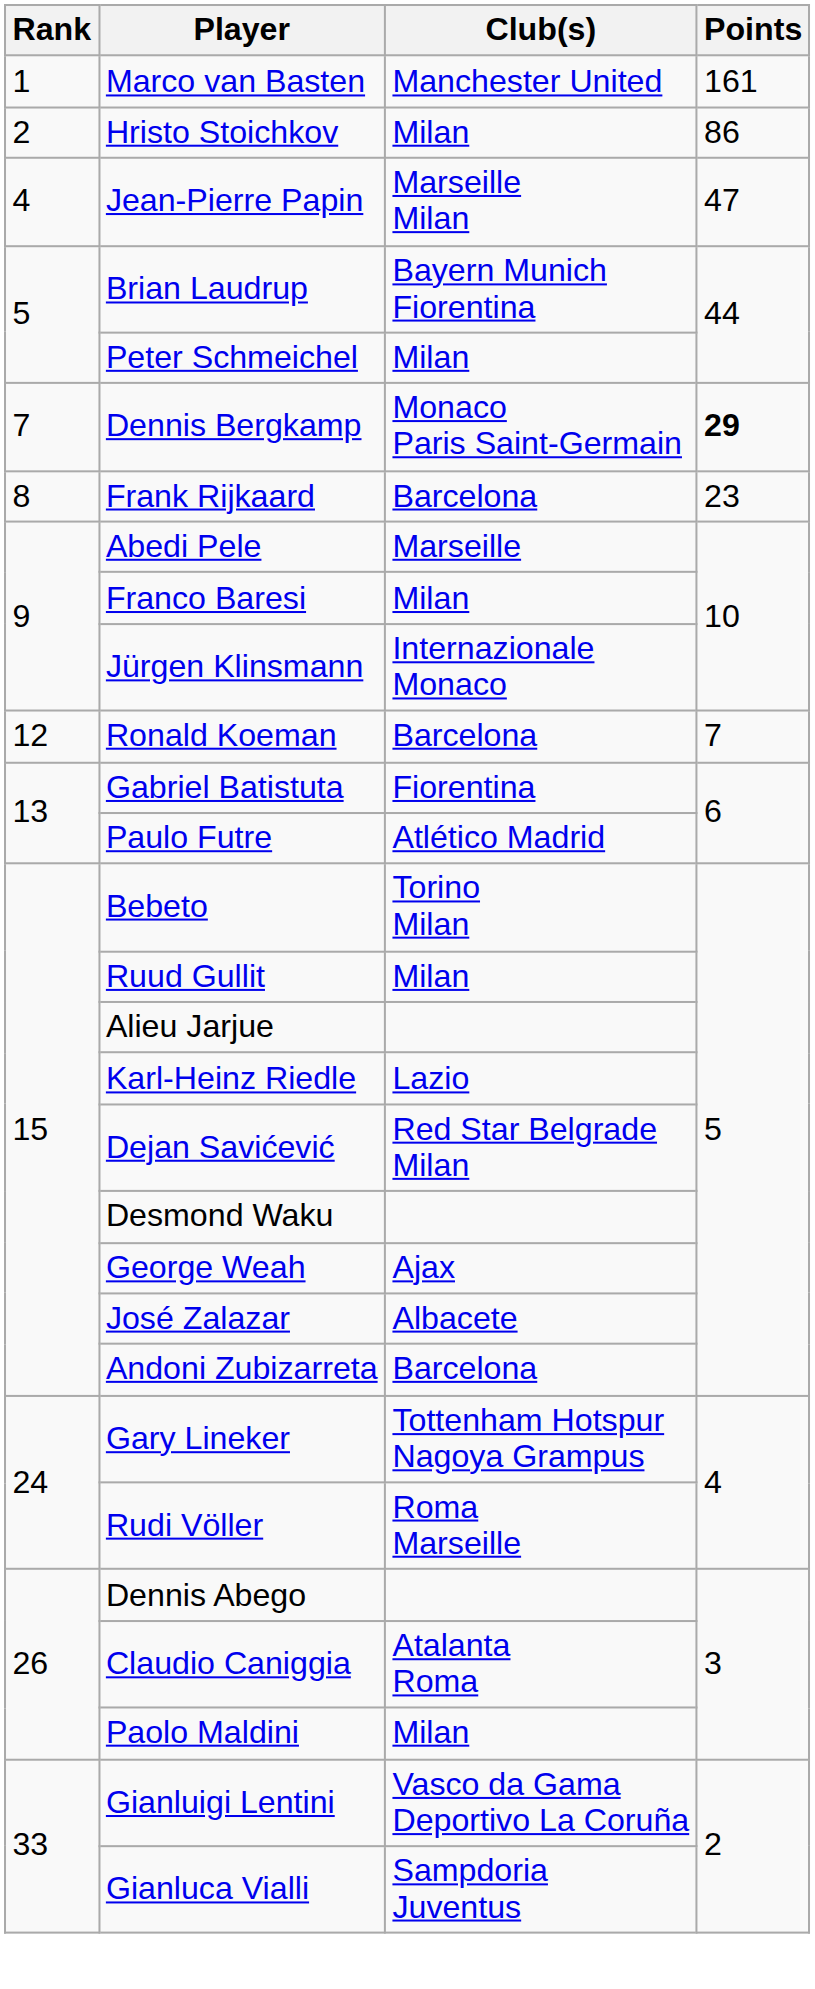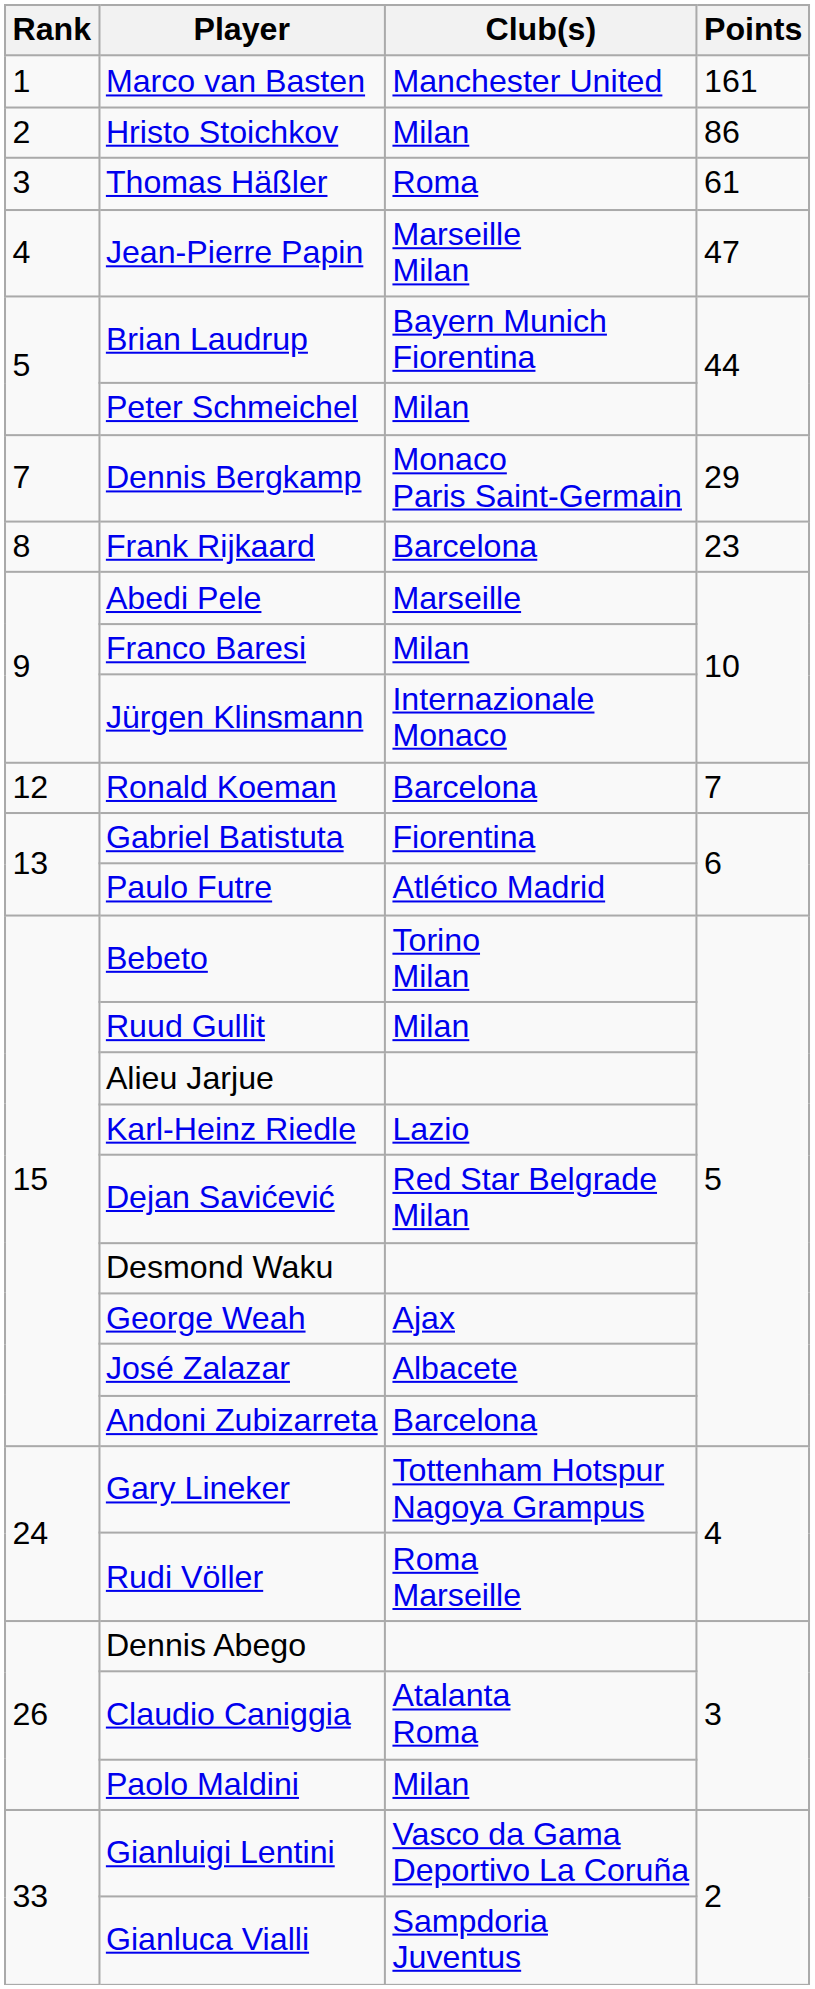+ row: (217, 183)
(722, 426) bold -> (722, 477) normal
